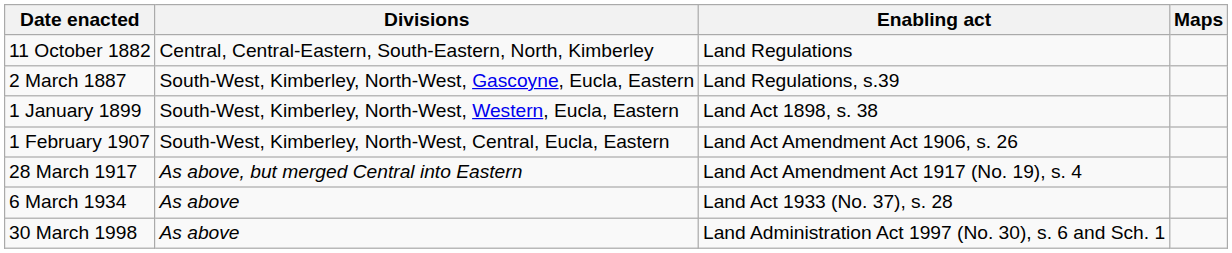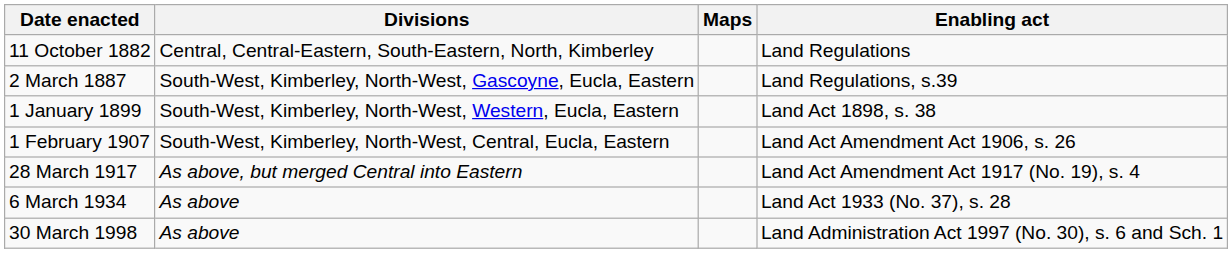columns swapped: (934, 19) <-> (1199, 19)
